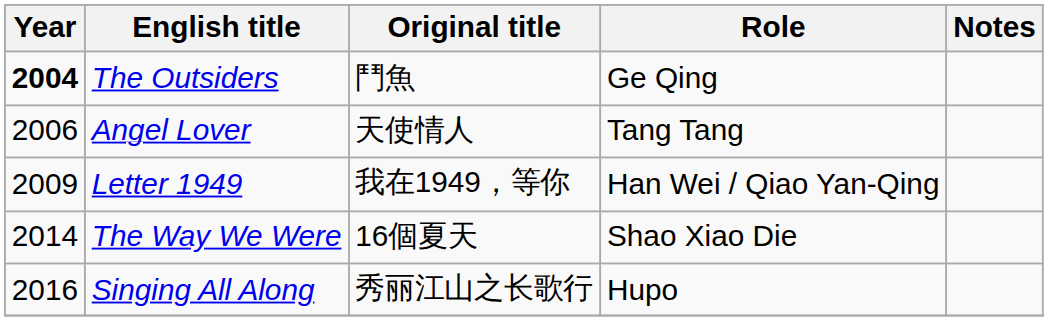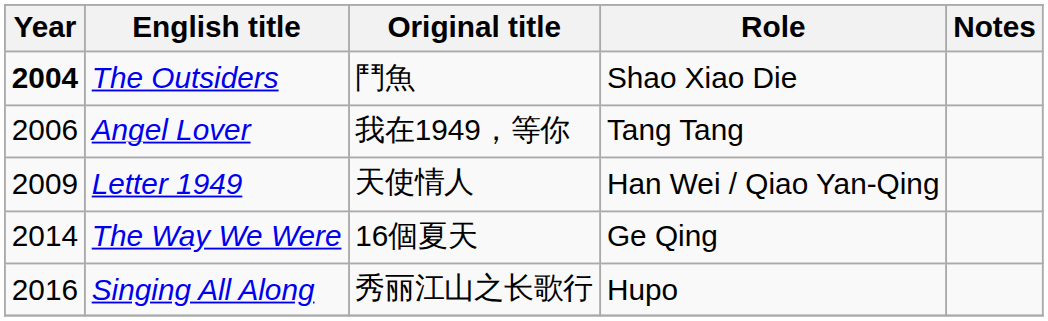(662, 78) Ge Qing -> (702, 78) Shao Xiao Die
(415, 129) 天使情人 -> (463, 129) 我在1949，等你
(463, 182) 我在1949，等你 -> (415, 182) 天使情人
(702, 236) Shao Xiao Die -> (662, 236) Ge Qing
